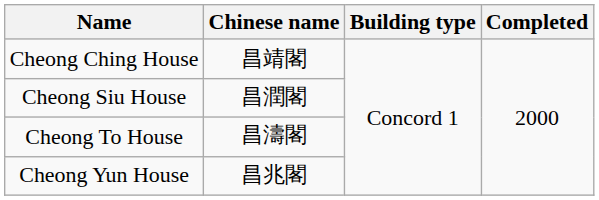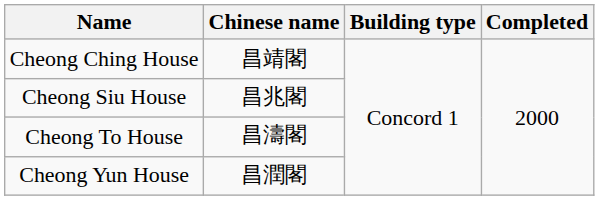(274, 96) 昌潤閣 -> (274, 96) 昌兆閣
(274, 174) 昌兆閣 -> (274, 174) 昌潤閣
